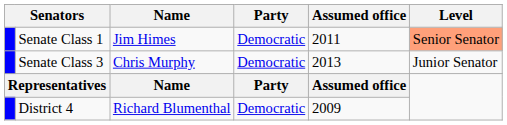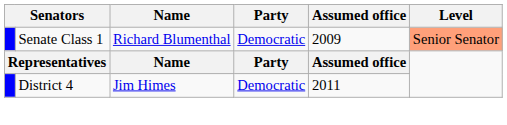(144, 39) Jim Himes -> (172, 39) Richard Blumenthal
(326, 39) 2011 -> (326, 39) 2009
- row: (61, 62)
(172, 108) Richard Blumenthal -> (144, 85) Jim Himes
(326, 108) 2009 -> (326, 85) 2011
